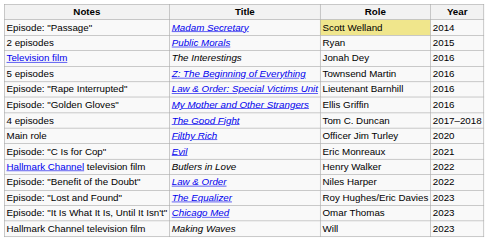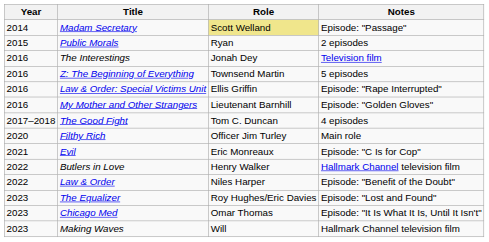columns swapped: (457, 12) <-> (87, 12)
(363, 89) Lieutenant Barnhill -> (234, 89) Ellis Griffin
(346, 105) Ellis Griffin -> (251, 105) Lieutenant Barnhill
